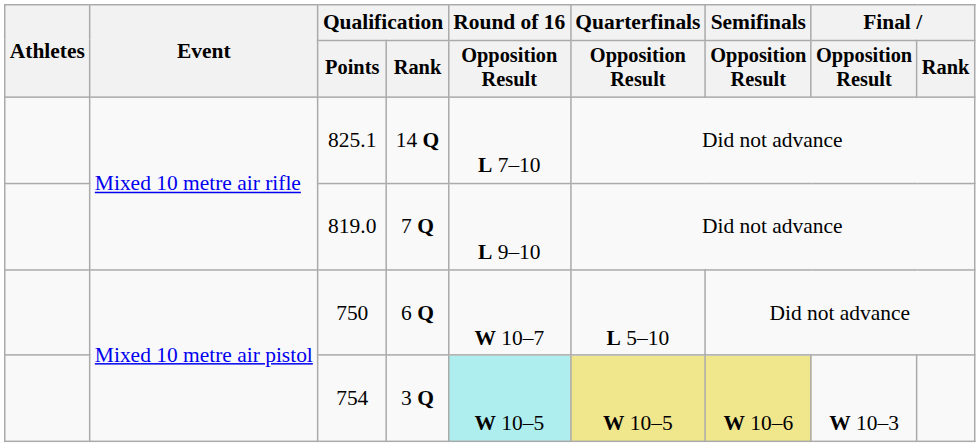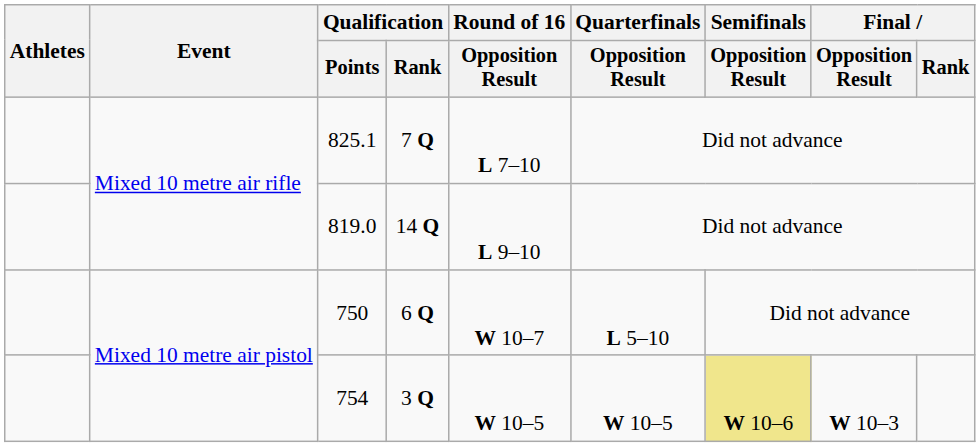(417, 140) 14 Q -> (417, 140) 7 Q
(417, 226) 7 Q -> (417, 226) 14 Q
(509, 424) paleturquoise background -> (509, 424) no background
(638, 424) khaki background -> (638, 424) no background
